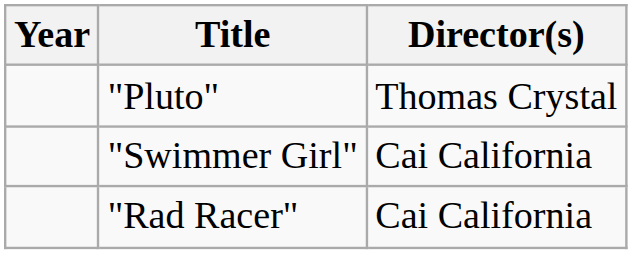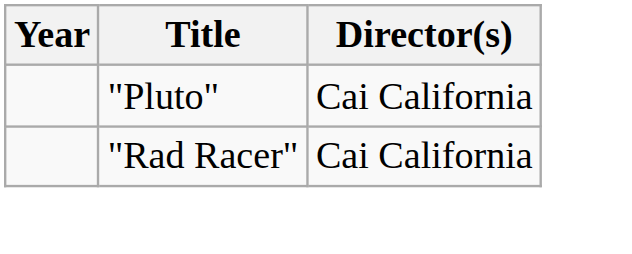(496, 95) Thomas Crystal -> (424, 95) Cai California
- row: (233, 155)
